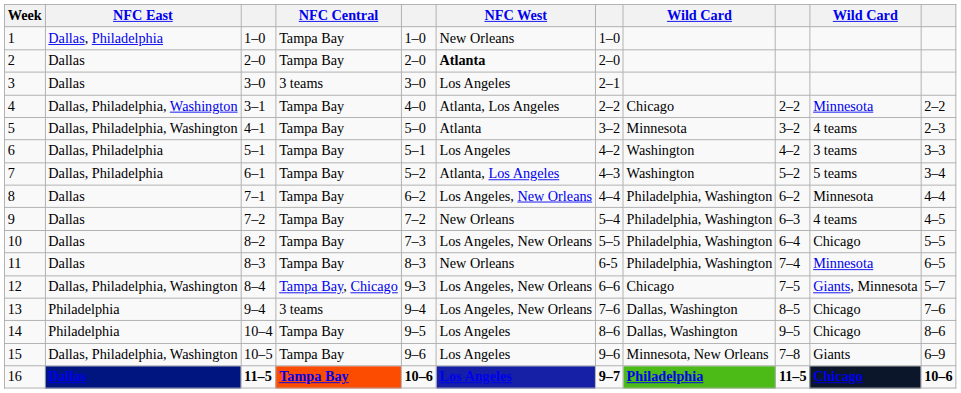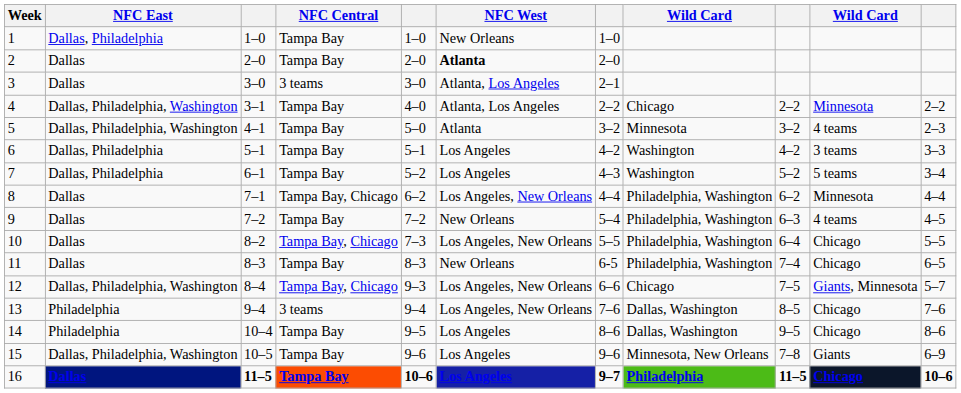(475, 83) Los Angeles -> (499, 83) Atlanta, Los Angeles
(499, 173) Atlanta, Los Angeles -> (475, 173) Los Angeles
(312, 196) Tampa Bay -> (338, 196) Tampa Bay, Chicago
(312, 241) Tampa Bay -> (339, 241) Tampa Bay, Chicago
(843, 264) Minnesota -> (837, 264) Chicago
